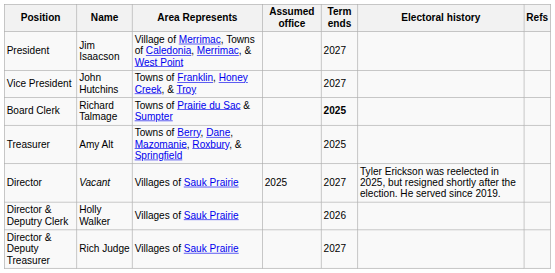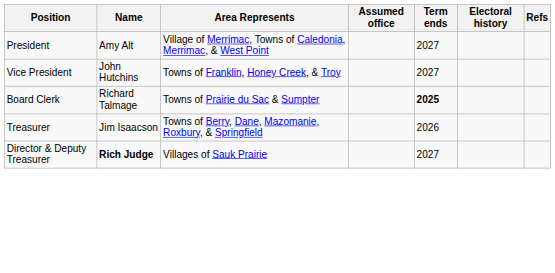(99, 51) Jim Isaacson -> (116, 45) Amy Alt
(96, 144) Amy Alt -> (129, 127) Jim Isaacson
(335, 144) 2025 -> (428, 127) 2026
- row: (24, 183)
- row: (37, 216)
(104, 249) normal -> (126, 154) bold
